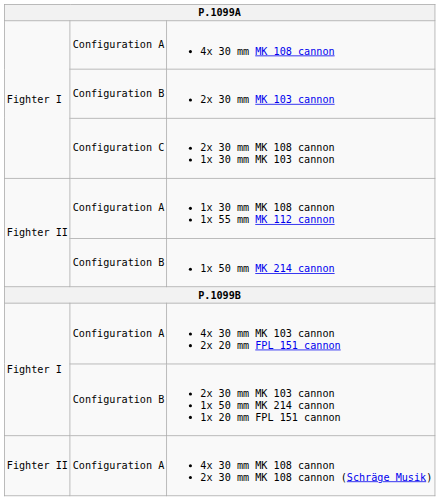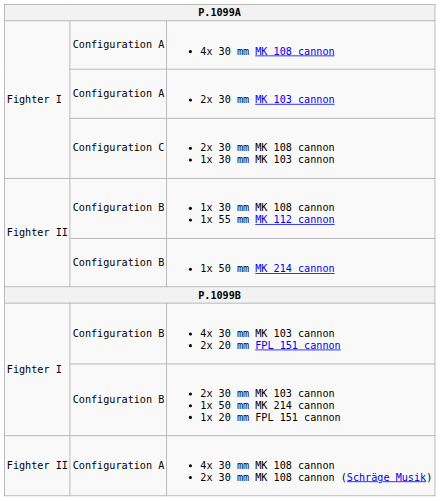(118, 94) Configuration B -> (118, 94) Configuration A
(118, 208) Configuration A -> (118, 208) Configuration B
(118, 333) Configuration A -> (118, 333) Configuration B
